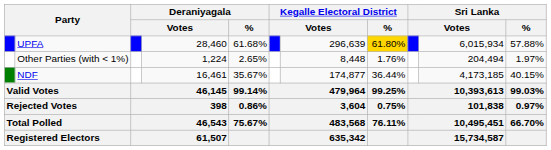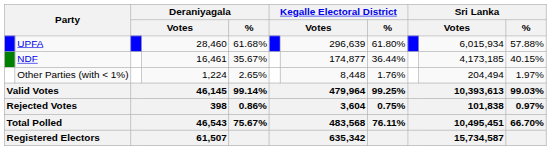(389, 43) gold background -> (389, 43) no background
rows swapped: (28, 75) <-> (73, 59)
